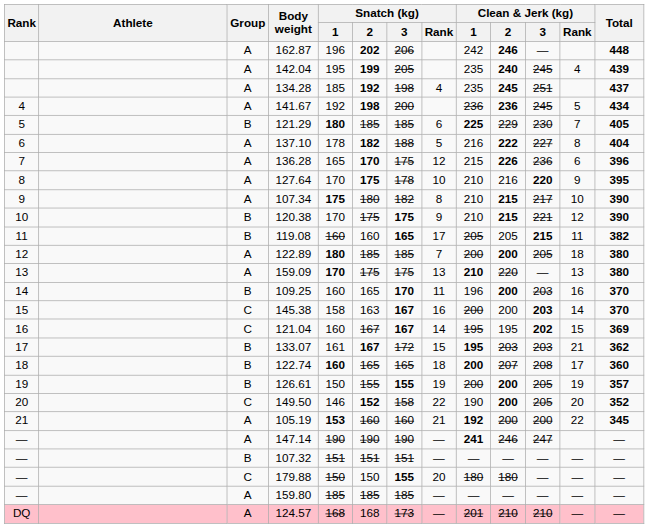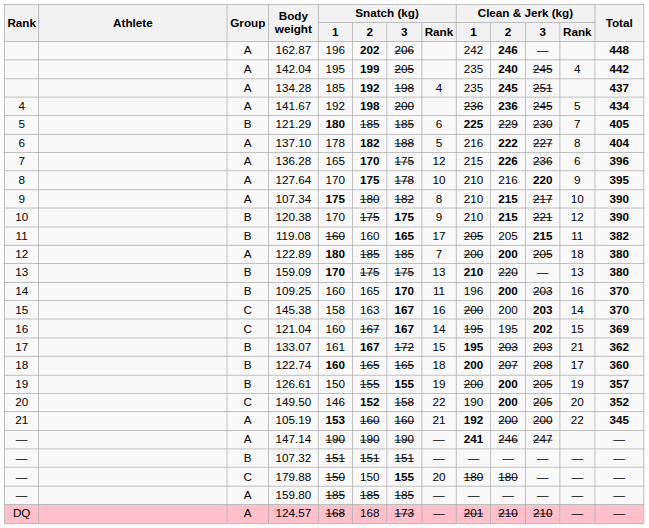(619, 69) 439 -> (619, 69) 442
(248, 273) A -> (248, 273) B
